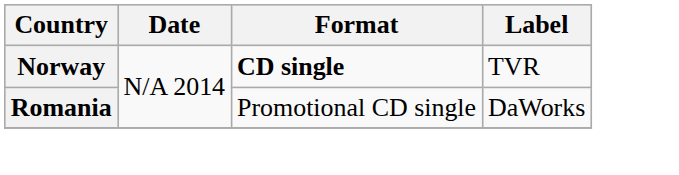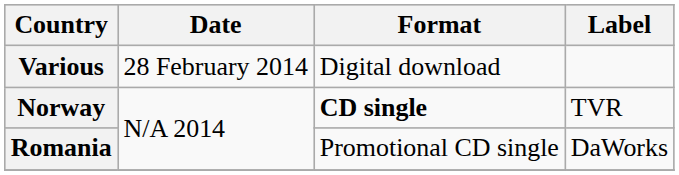+ row: (61, 66)
